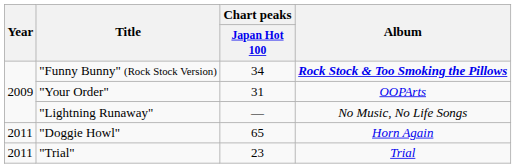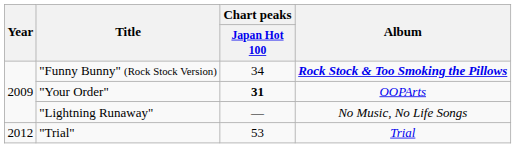(258, 91) normal -> (258, 91) bold
- row: (80, 132)
(20, 153) 2011 -> (20, 132) 2012
(258, 153) 23 -> (258, 132) 53
